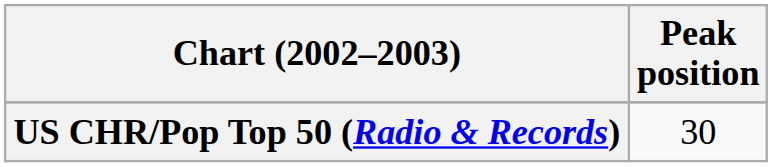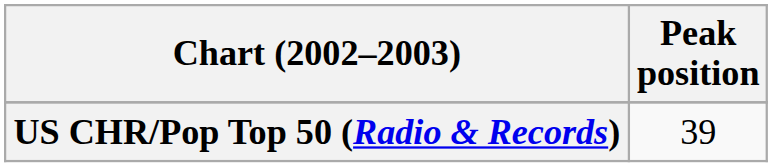(698, 131) 30 -> (698, 131) 39
